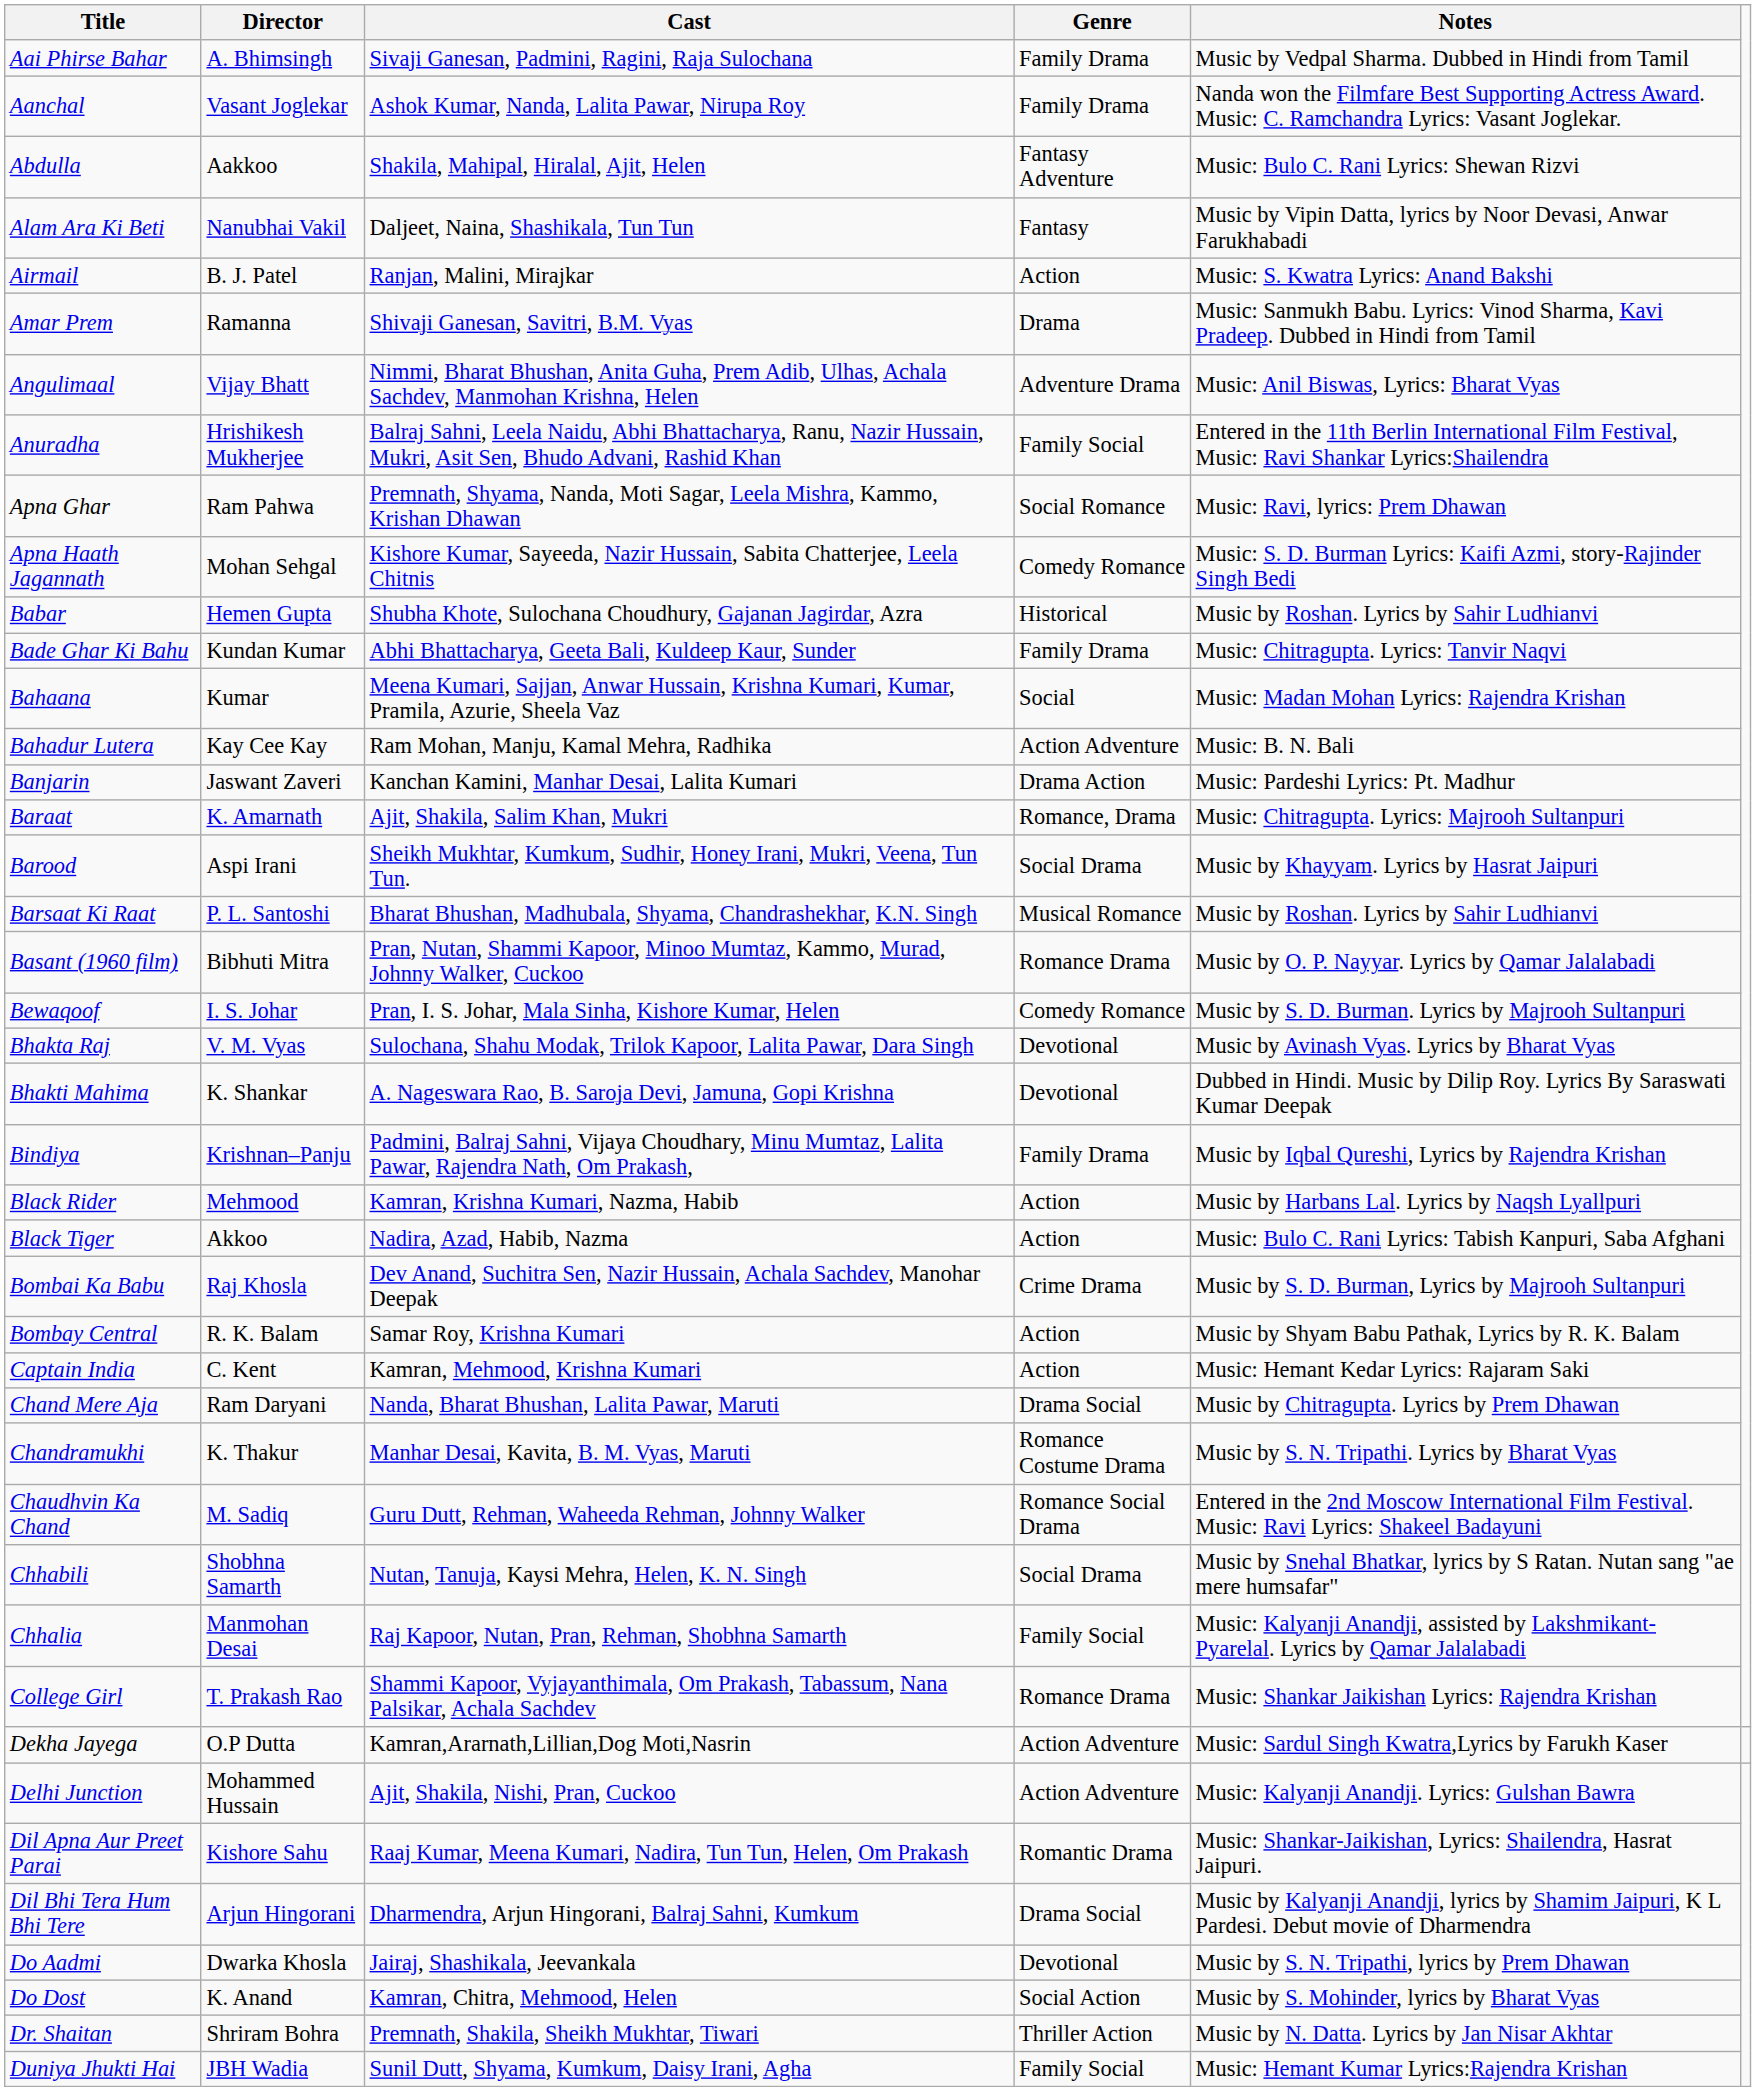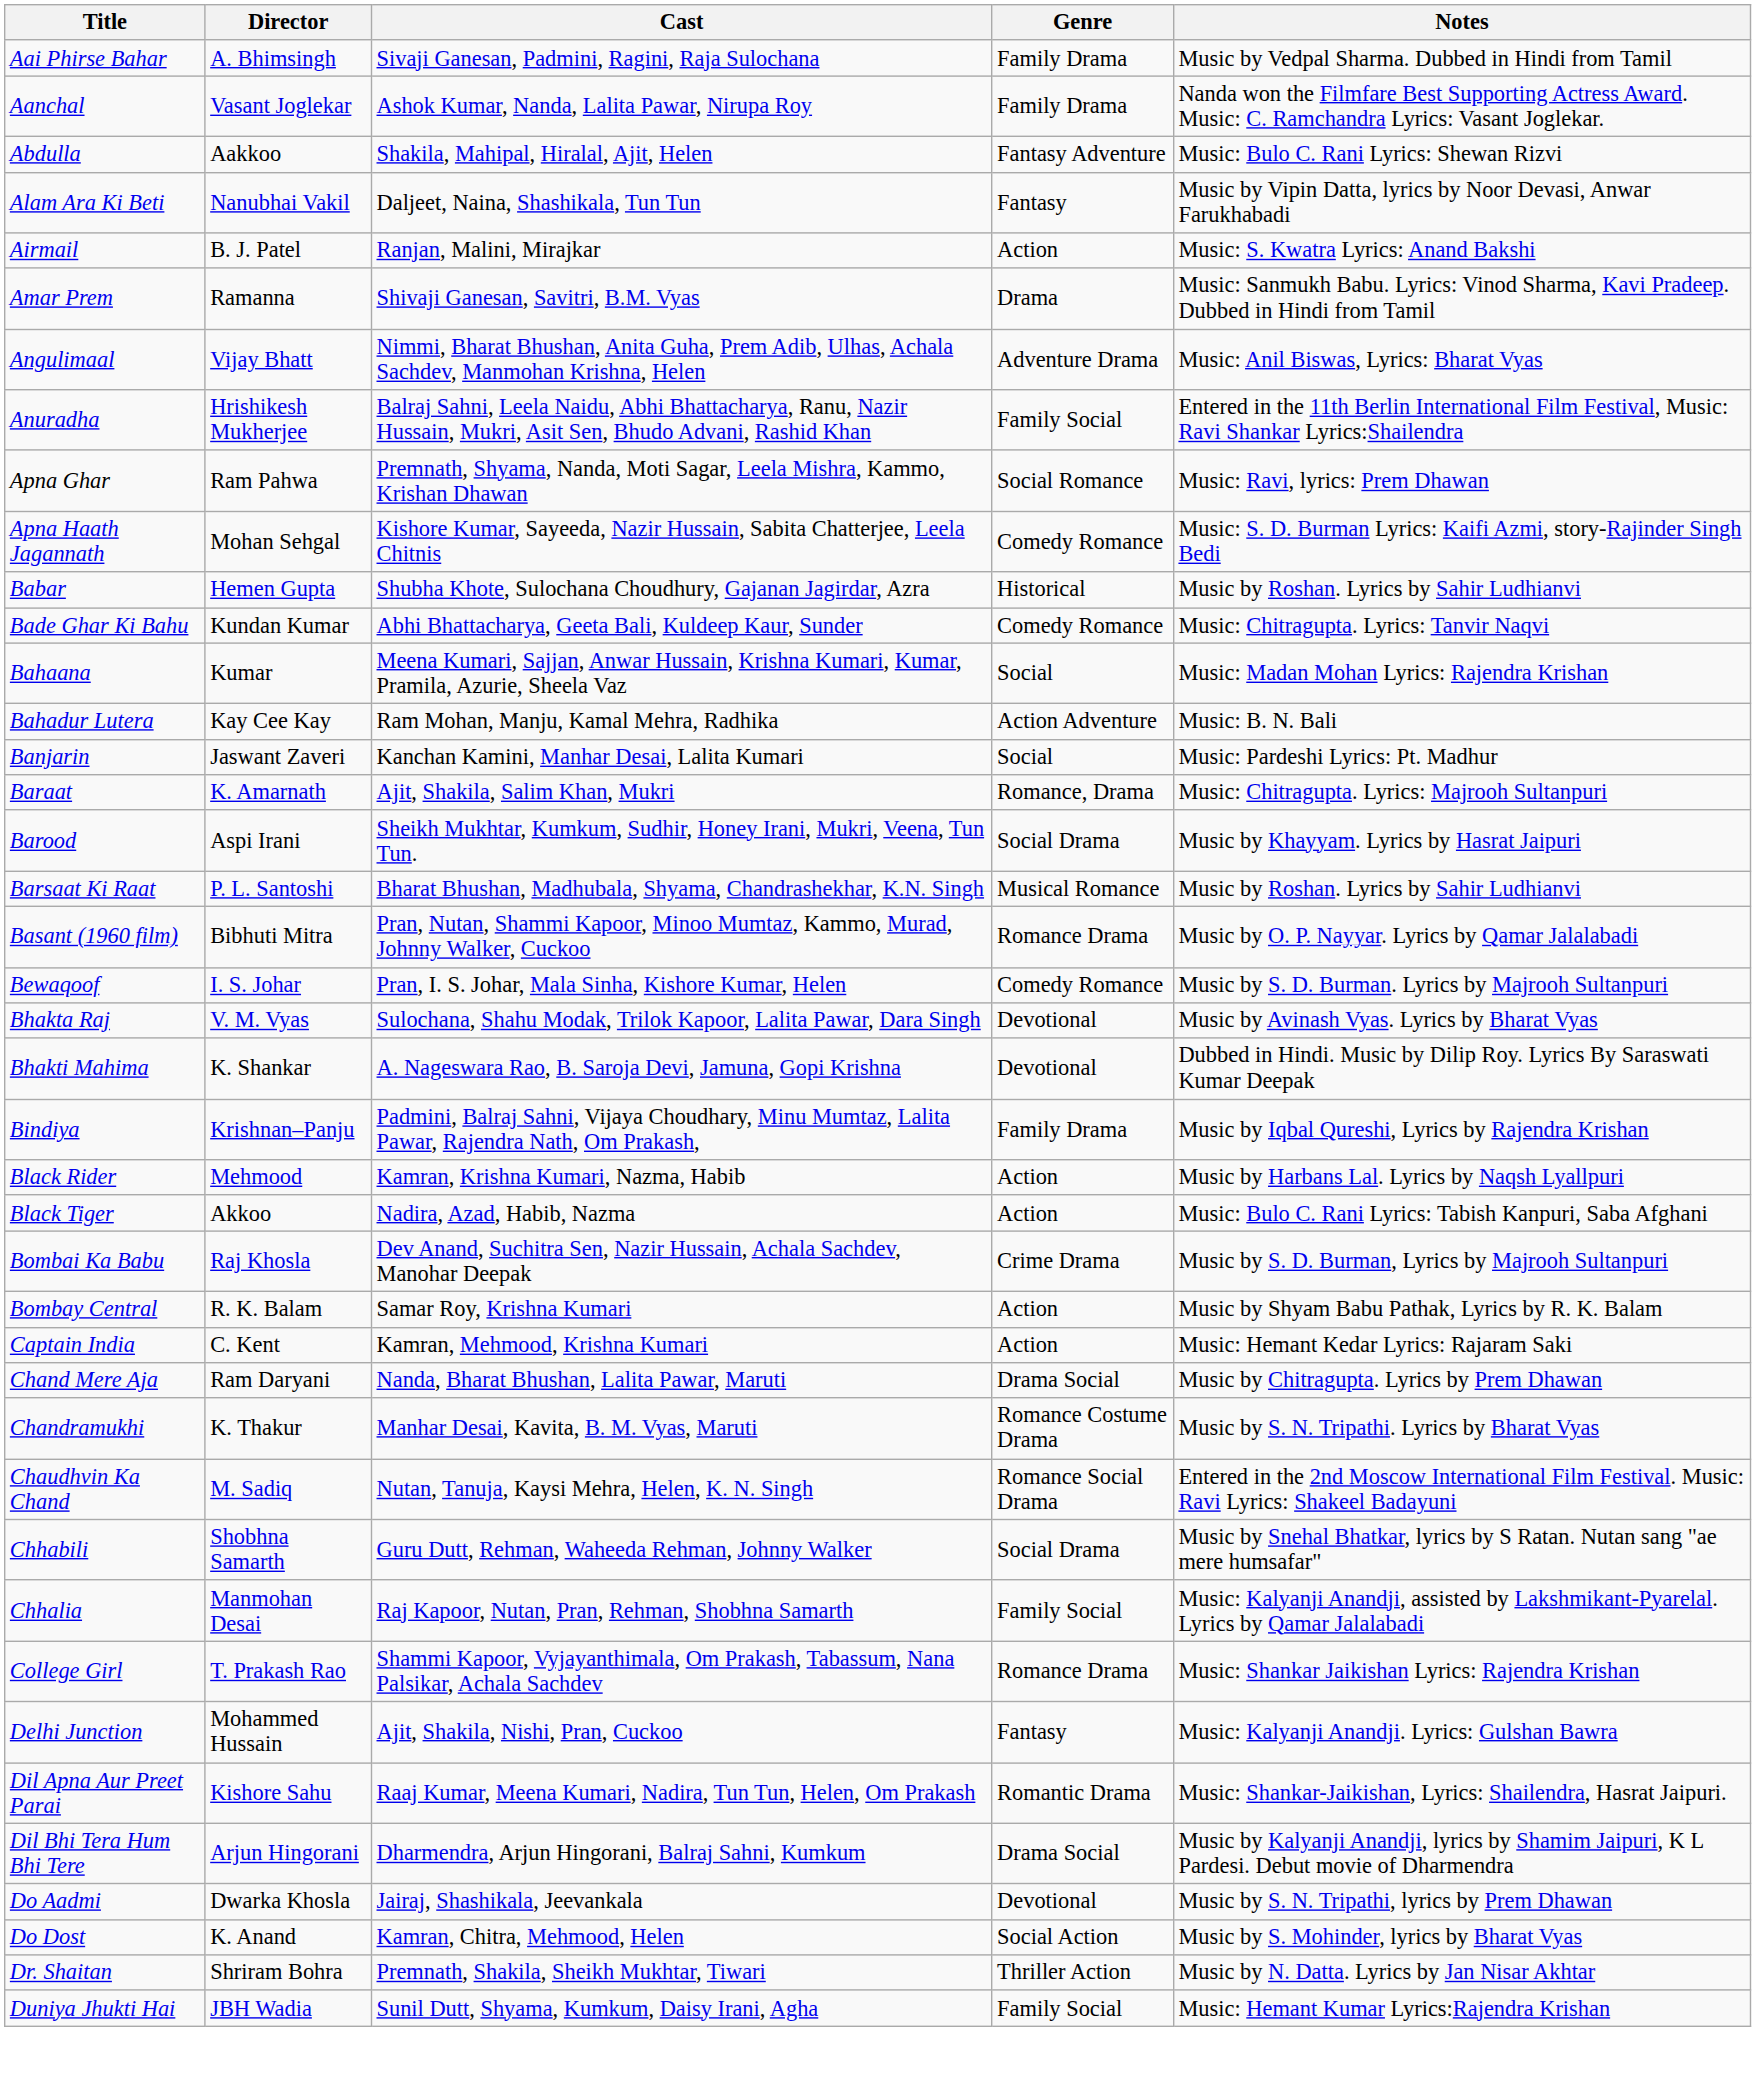(1084, 650) Family Drama -> (1080, 624) Comedy Romance
(1082, 781) Drama Action -> (1025, 756) Social
(617, 1514) Guru Dutt, Rehman, Waheeda Rehman, Johnny Walker -> (595, 1488) Nutan, Tanuja, Kaysi Mehra, Helen, K. N. Singh
(588, 1574) Nutan, Tanuja, Kaysi Mehra, Helen, K. N. Singh -> (624, 1549) Guru Dutt, Rehman, Waheeda Rehman, Johnny Walker
- row: (74, 1744)
(1099, 1792) Action Adventure -> (1032, 1731) Fantasy
